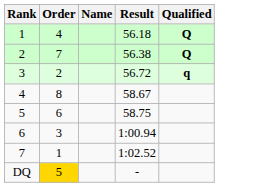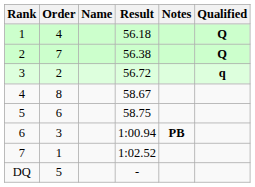+ column: (177, 14)
(59, 172) gold background -> (59, 172) no background
